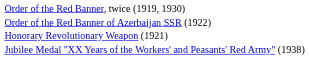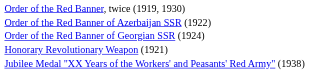+ row: (105, 36)
